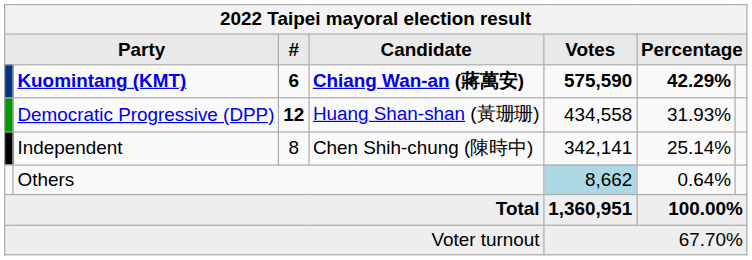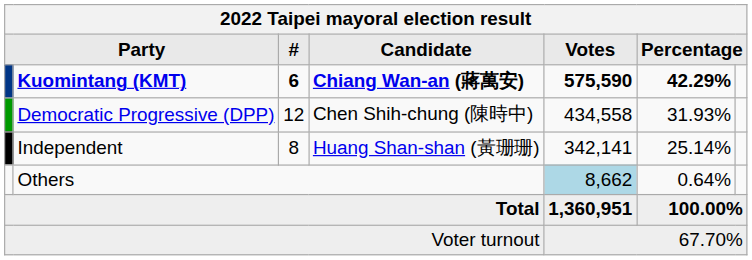(294, 114) bold -> (294, 114) normal
(426, 114) Huang Shan-shan (黃珊珊) -> (423, 114) Chen Shih-chung (陳時中)
(423, 147) Chen Shih-chung (陳時中) -> (426, 147) Huang Shan-shan (黃珊珊)
